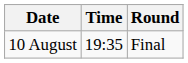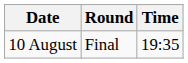columns swapped: (104, 17) <-> (155, 17)
